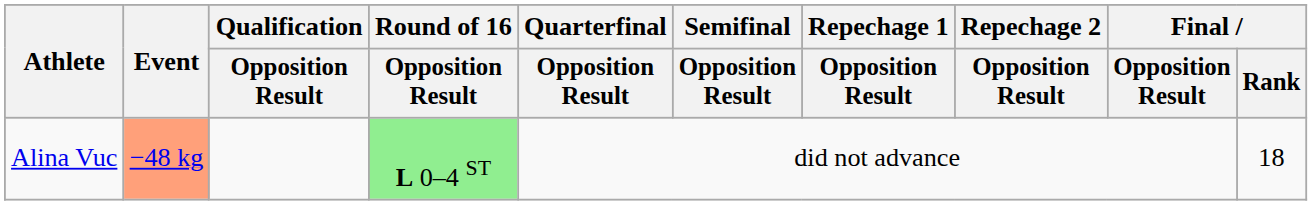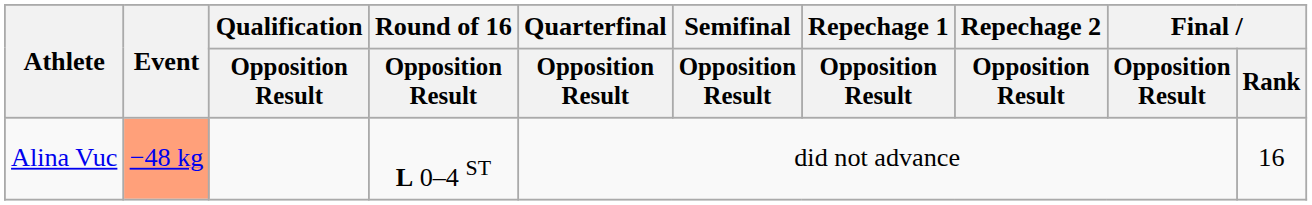(443, 174) lightgreen background -> (443, 174) no background
(1271, 158) 18 -> (1271, 158) 16
